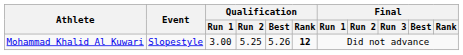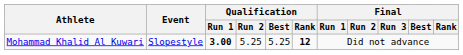(220, 41) normal -> (220, 41) bold
(279, 41) 5.26 -> (279, 41) 5.25
